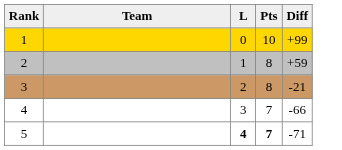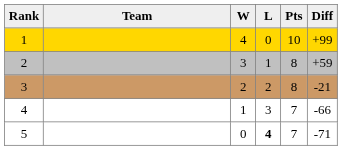+ column: (243, 16)
(269, 133) bold -> (294, 133) normal
